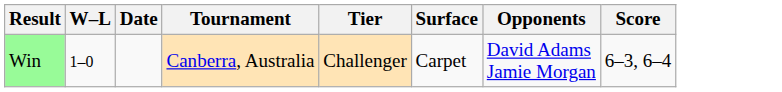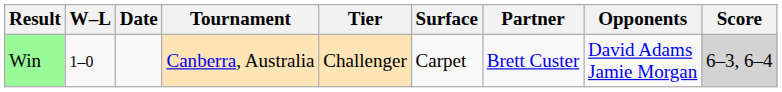+ column: (533, 19)
(638, 60) no background -> (739, 60) lightgrey background
